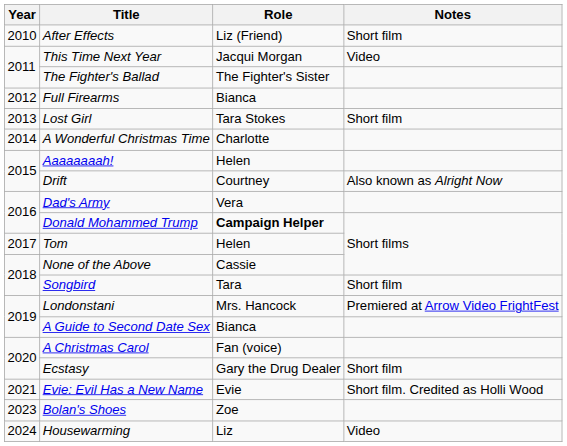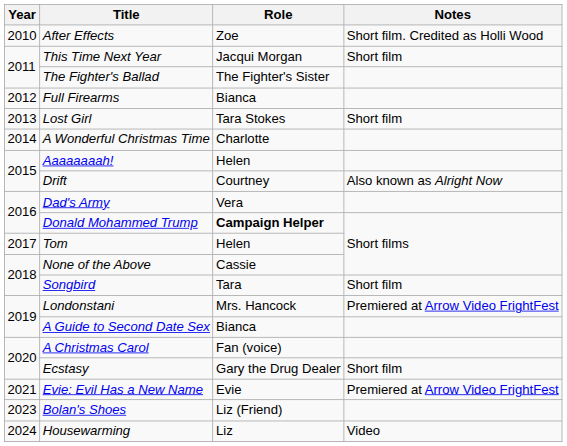(249, 35) Liz (Friend) -> (227, 35) Zoe
(374, 35) Short film -> (445, 35) Short film. Credited as Holli Wood
(363, 56) Video -> (374, 56) Short film
(445, 389) Short film. Credited as Holli Wood -> (453, 389) Premiered at Arrow Video FrightFest
(227, 410) Zoe -> (249, 410) Liz (Friend)
